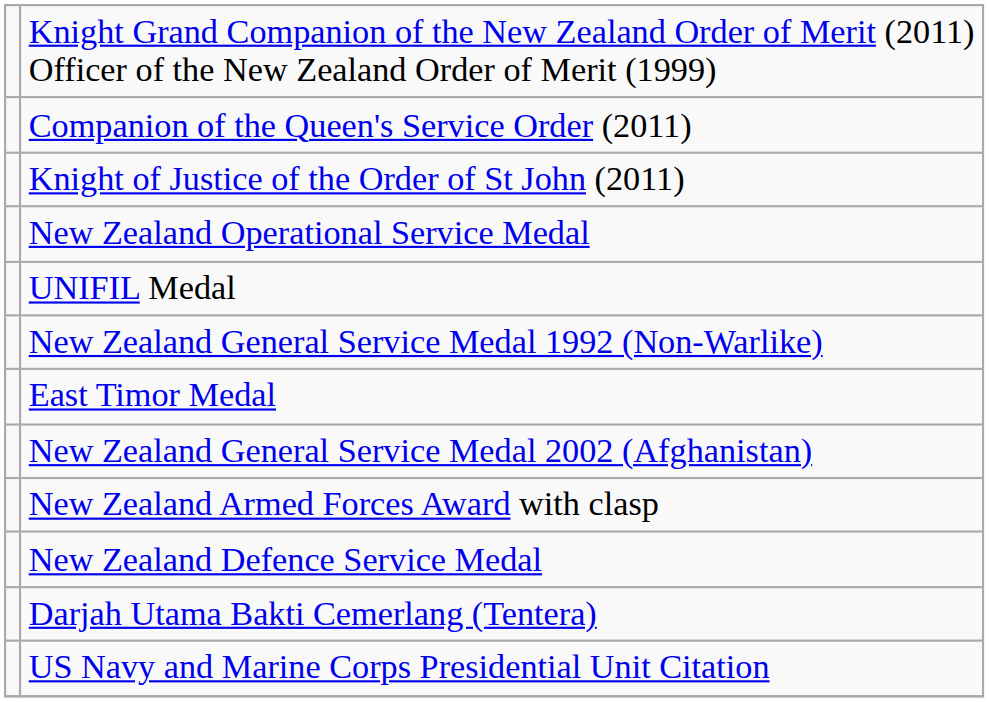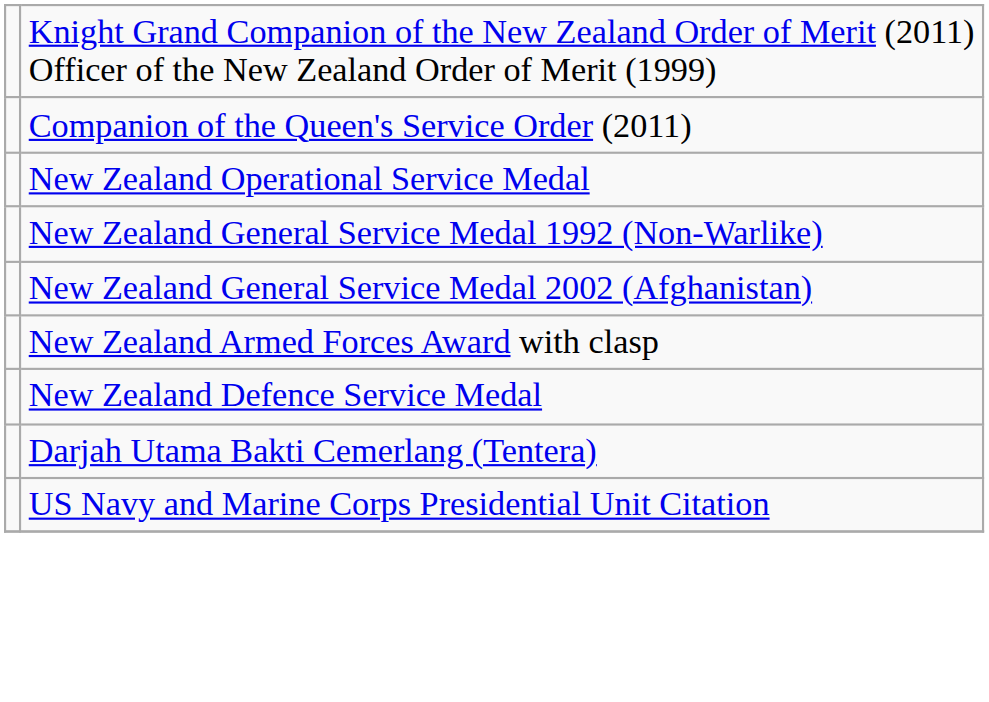- row: (357, 178)
- row: (132, 287)
- row: (152, 395)
